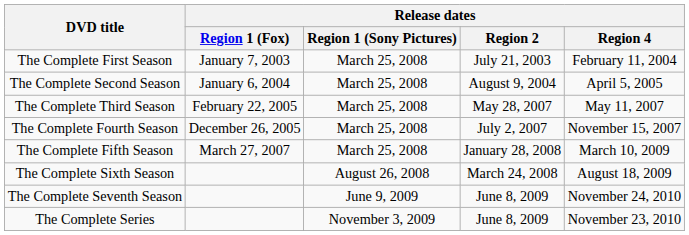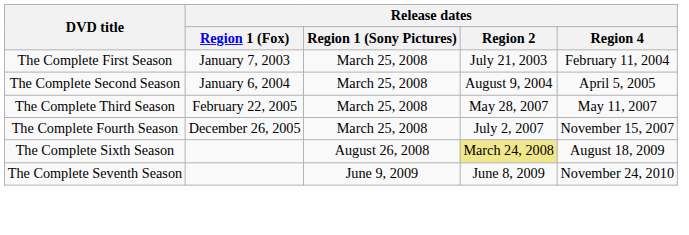- row: (95, 151)
(512, 173) no background -> (509, 151) khaki background
- row: (95, 219)
